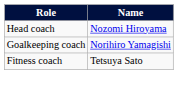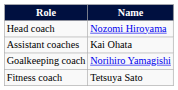+ row: (43, 45)
